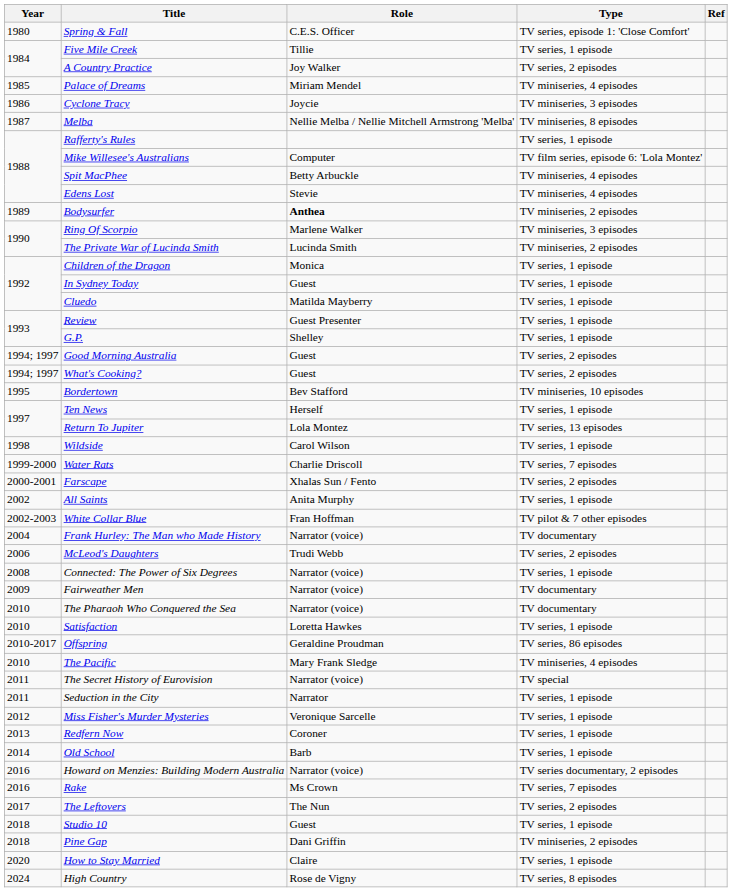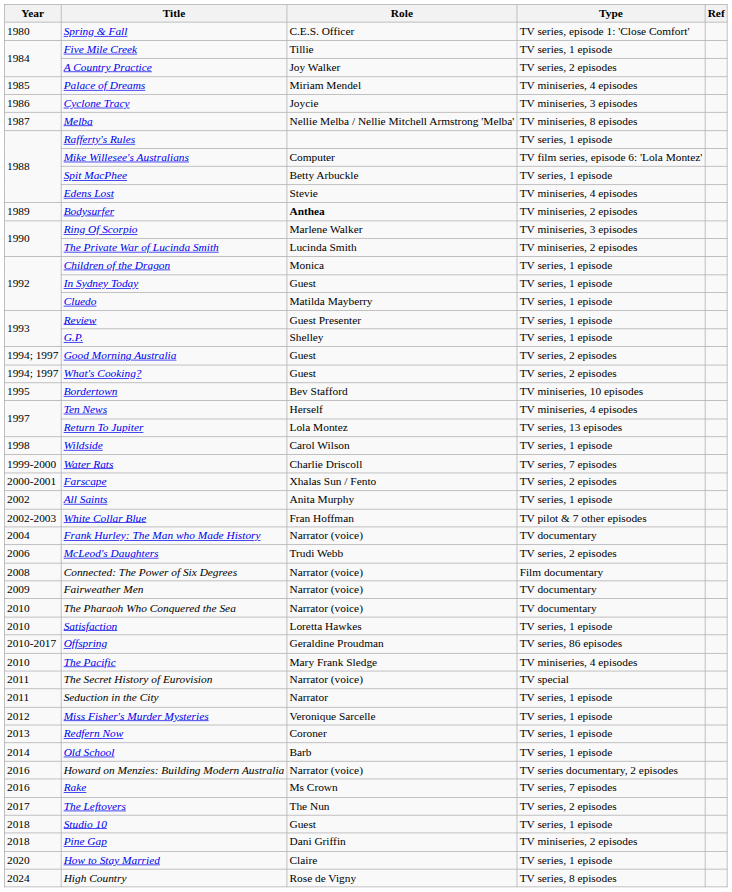(579, 175) TV miniseries, 4 episodes -> (566, 175) TV series, 1 episode
(566, 409) TV series, 1 episode -> (579, 409) TV miniseries, 4 episodes
(566, 572) TV series, 1 episode -> (561, 572) Film documentary
